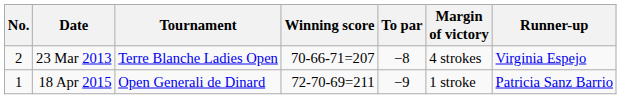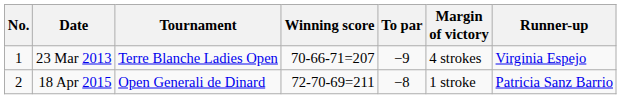(19, 58) 2 -> (19, 58) 1
(402, 58) −8 -> (402, 58) −9
(19, 82) 1 -> (19, 82) 2
(402, 82) −9 -> (402, 82) −8
